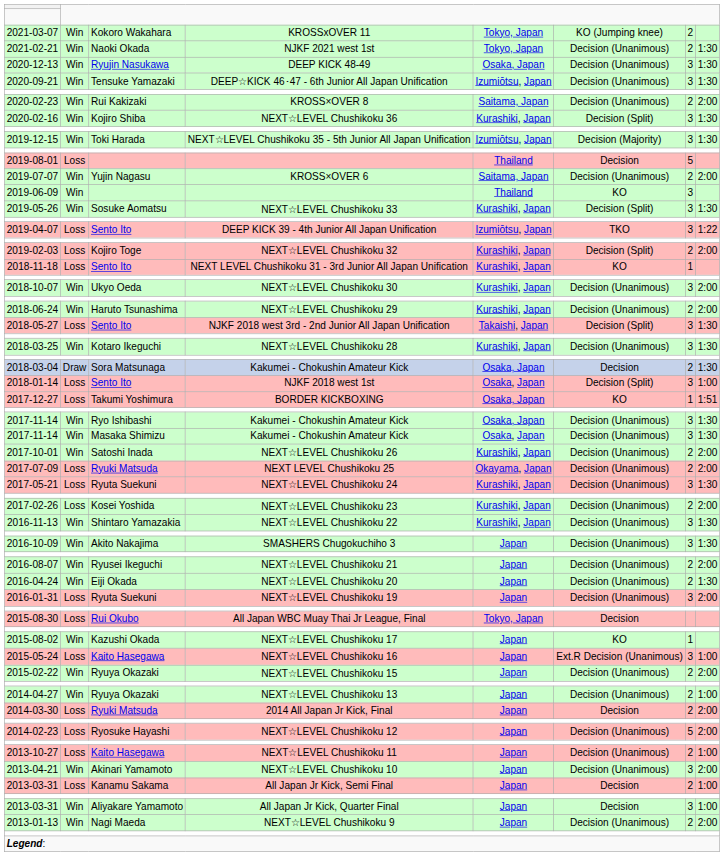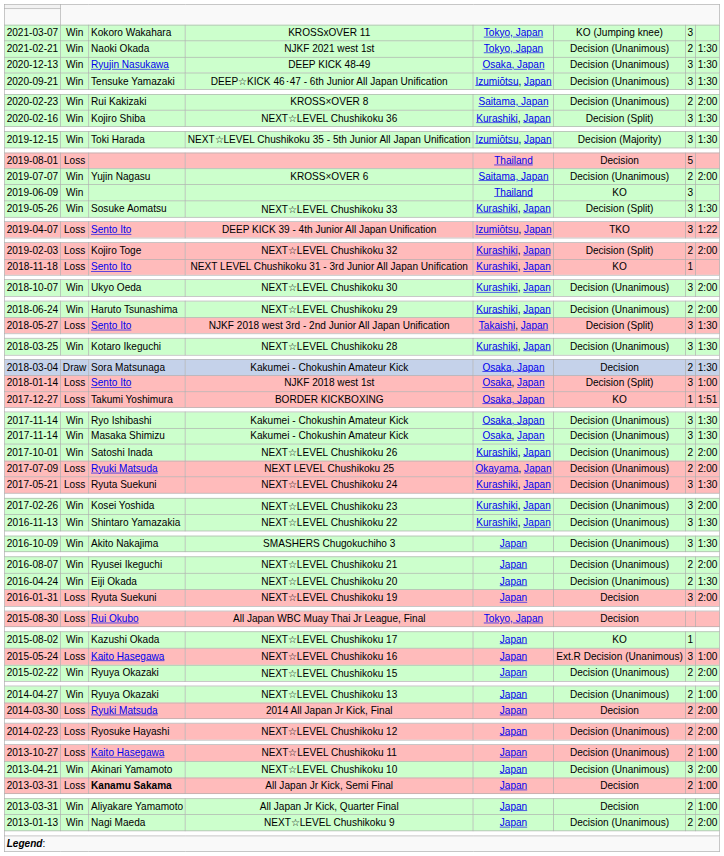(690, 33) 2 -> (690, 33) 3
(75, 506) Loss -> (75, 506) Win
(690, 506) 2 -> (690, 506) 3
(620, 598) Decision (Unanimous) -> (620, 598) Decision
(690, 731) 5 -> (690, 731) 2
(130, 786) normal -> (131, 786) bold
(690, 806) 3 -> (690, 806) 2
